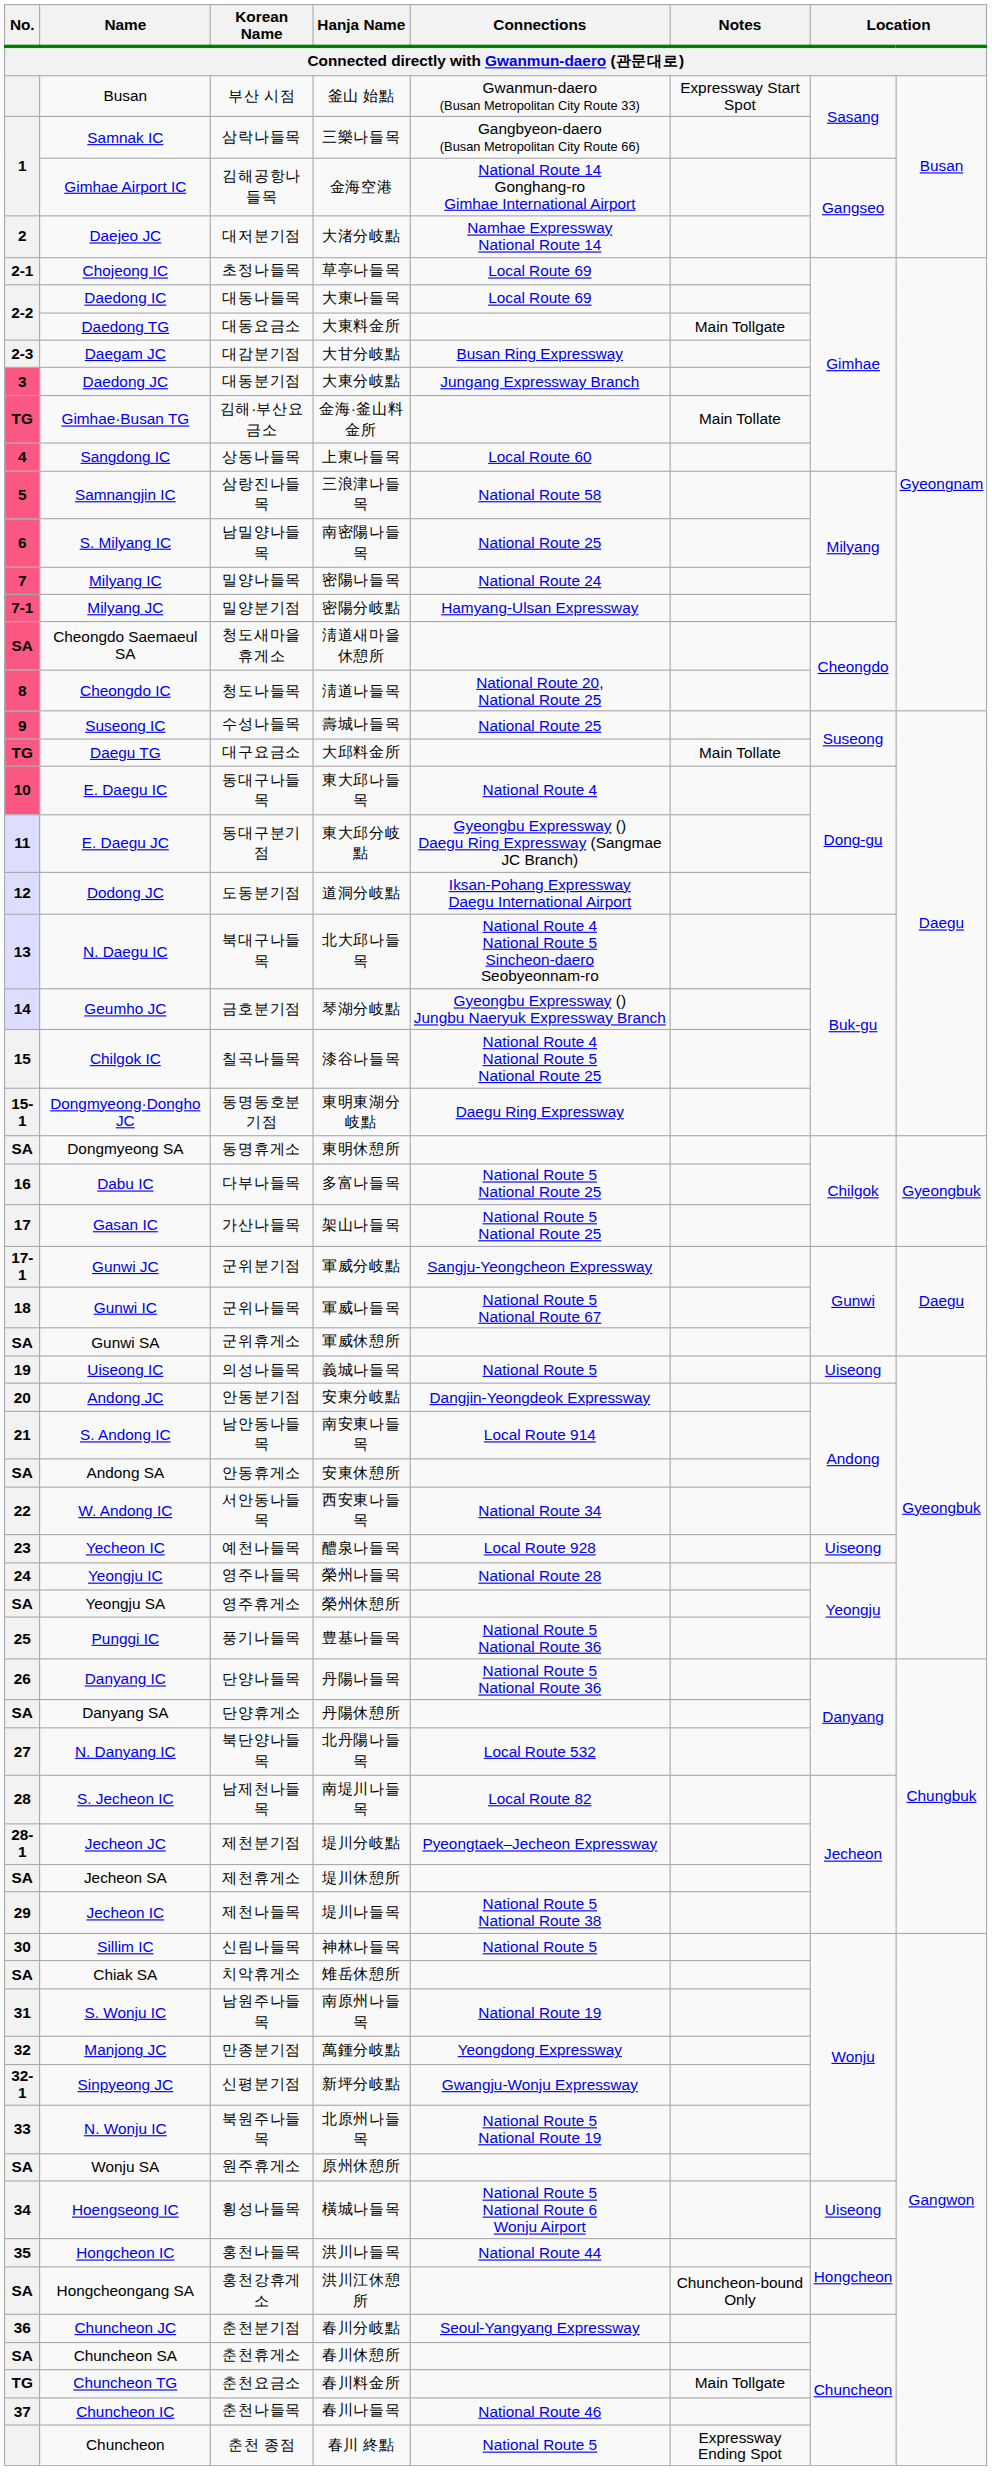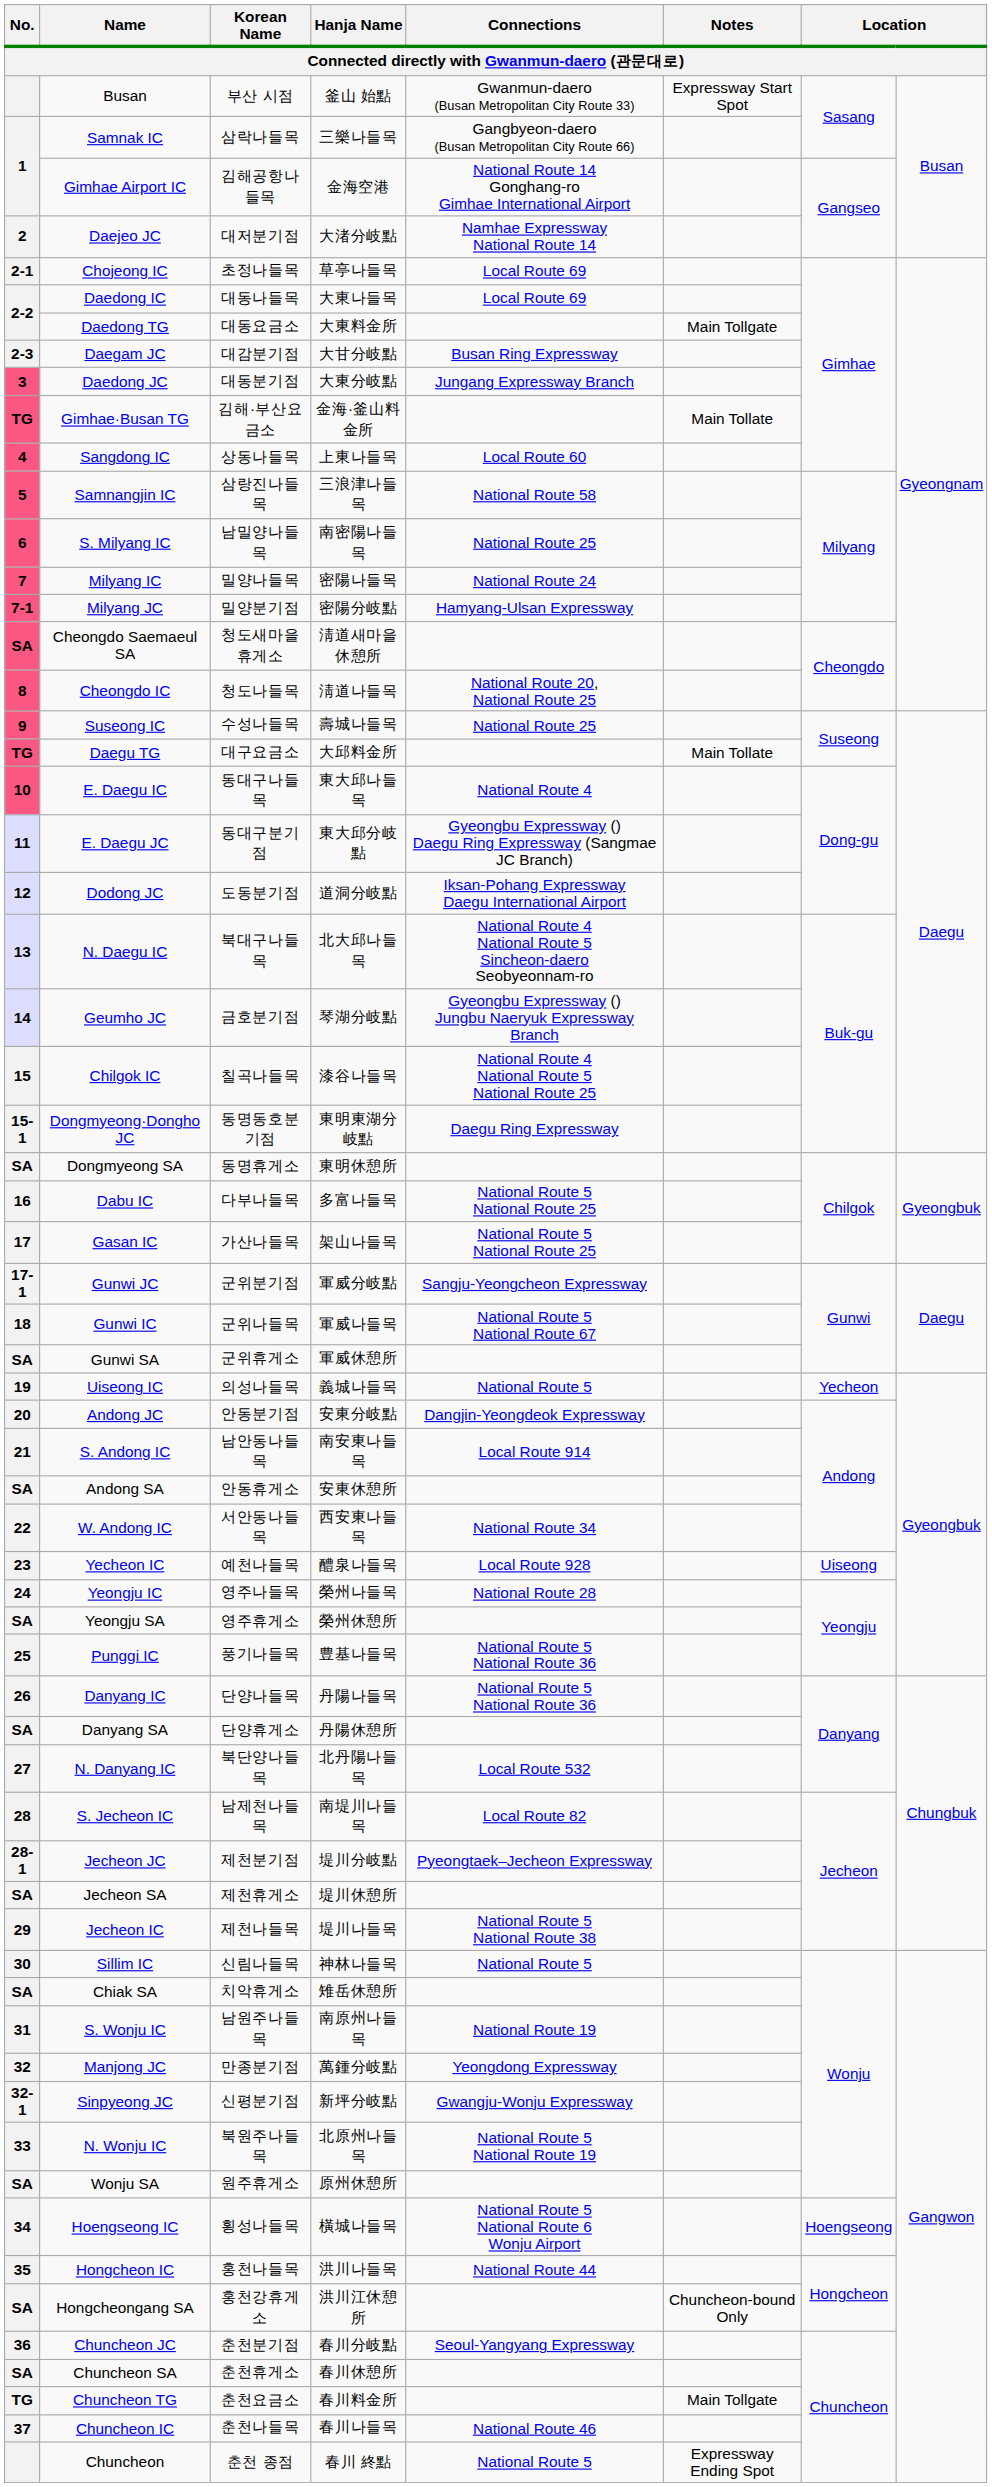(853, 1369) Uiseong -> (849, 1386) Yecheon
(853, 2210) Uiseong -> (849, 2226) Hoengseong
